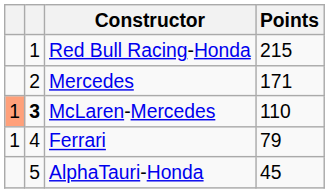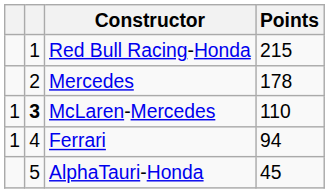(276, 80) 171 -> (276, 80) 178
(15, 111) lightsalmon background -> (15, 111) no background
(271, 141) 79 -> (271, 141) 94
